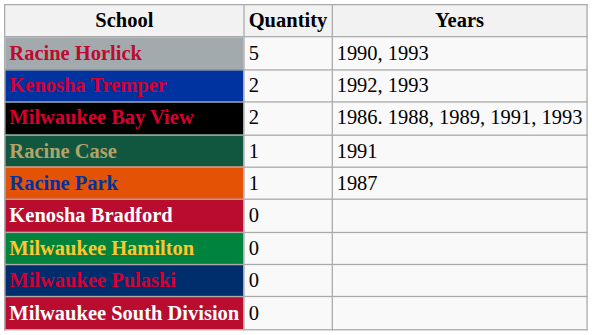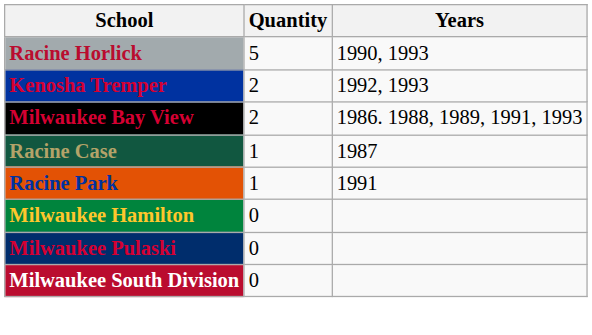(357, 150) 1991 -> (357, 150) 1987
(357, 183) 1987 -> (357, 183) 1991
- row: (91, 215)
